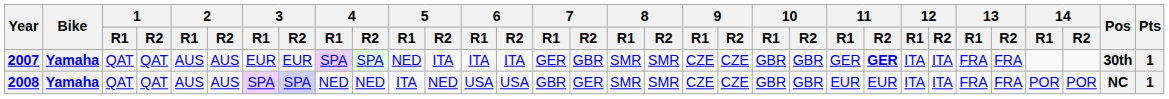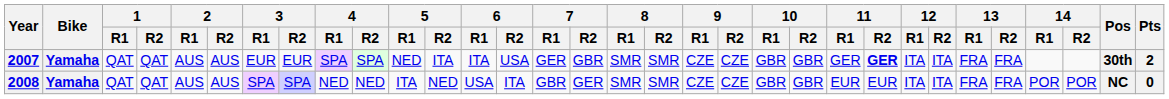(515, 61) ITA -> (515, 61) USA
(1150, 61) 1 -> (1150, 61) 2
(515, 83) USA -> (515, 83) ITA
(1150, 83) 1 -> (1150, 83) 0
